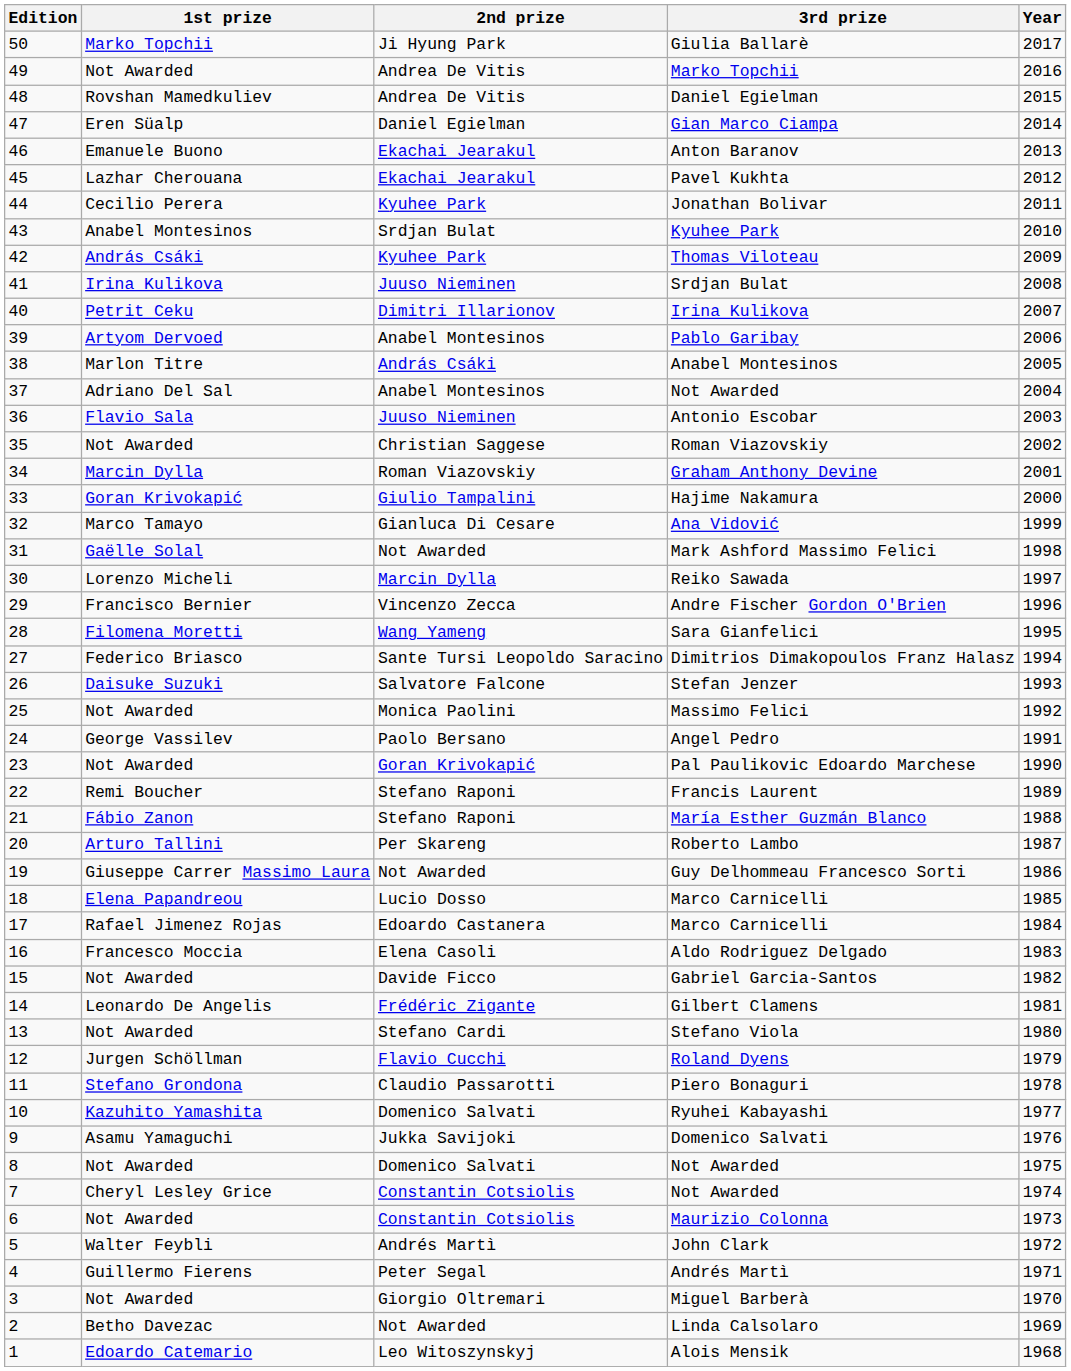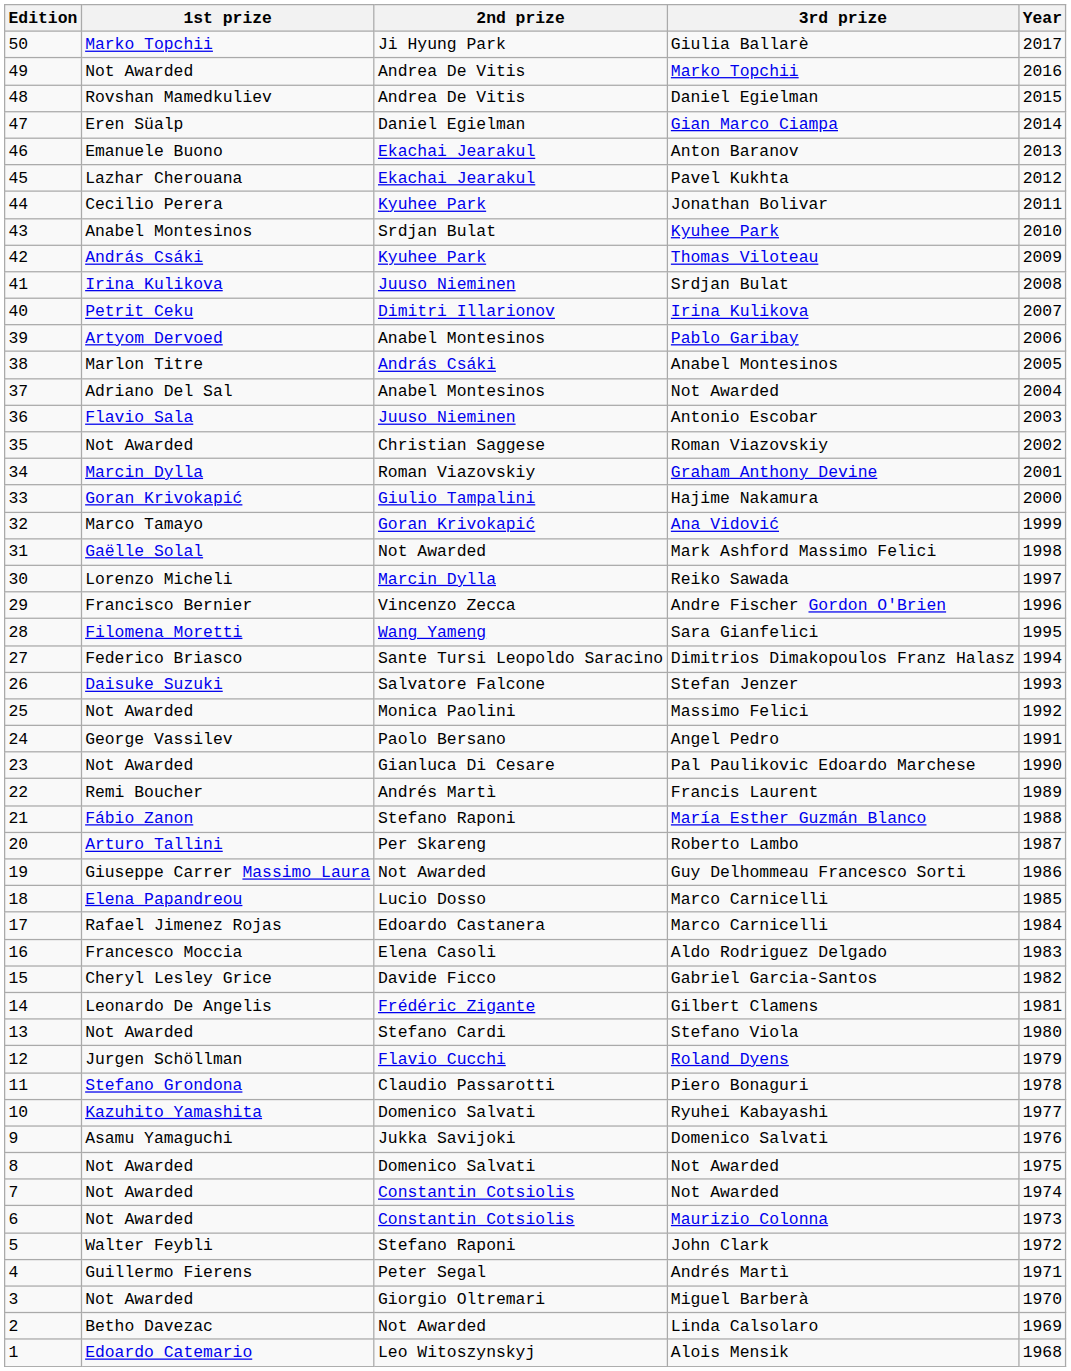(466, 525) Gianluca Di Cesare -> (457, 525) Goran Krivokapić
(457, 765) Goran Krivokapić -> (466, 765) Gianluca Di Cesare
(447, 792) Stefano Raponi -> (437, 792) Andrés Martì
(139, 979) Not Awarded -> (179, 979) Cheryl Lesley Grice
(179, 1193) Cheryl Lesley Grice -> (139, 1193) Not Awarded
(437, 1246) Andrés Martì -> (447, 1246) Stefano Raponi
